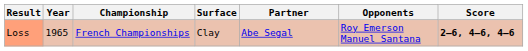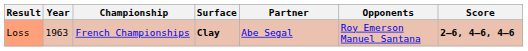(57, 33) 1965 -> (57, 33) 1963
(208, 33) normal -> (208, 33) bold
